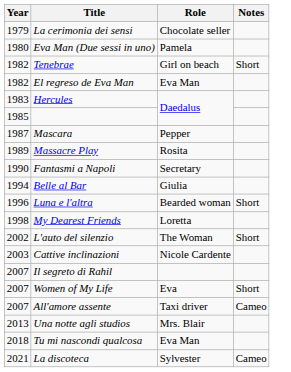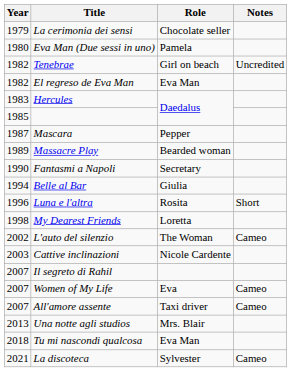(248, 64) Short -> (260, 64) Uncredited
(174, 151) Rosita -> (195, 151) Bearded woman
(195, 202) Bearded woman -> (174, 202) Rosita
(248, 237) Short -> (251, 237) Cameo
(248, 289) Short -> (251, 289) Cameo
